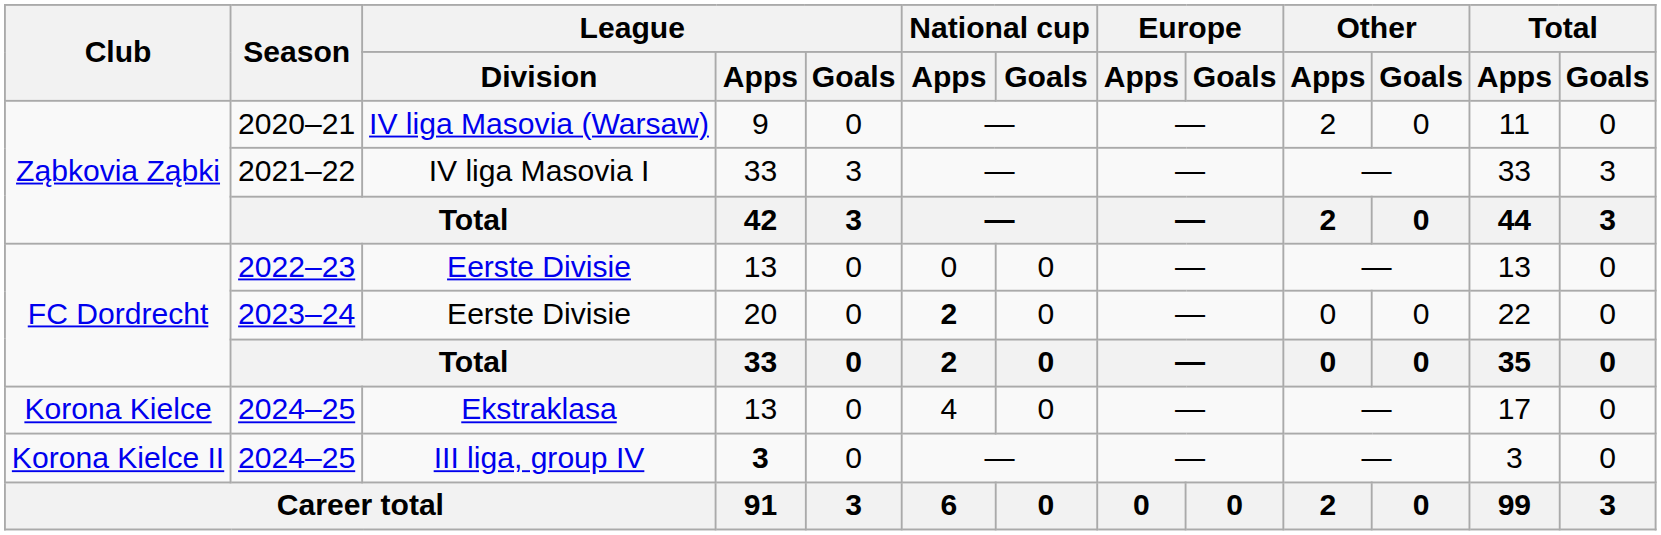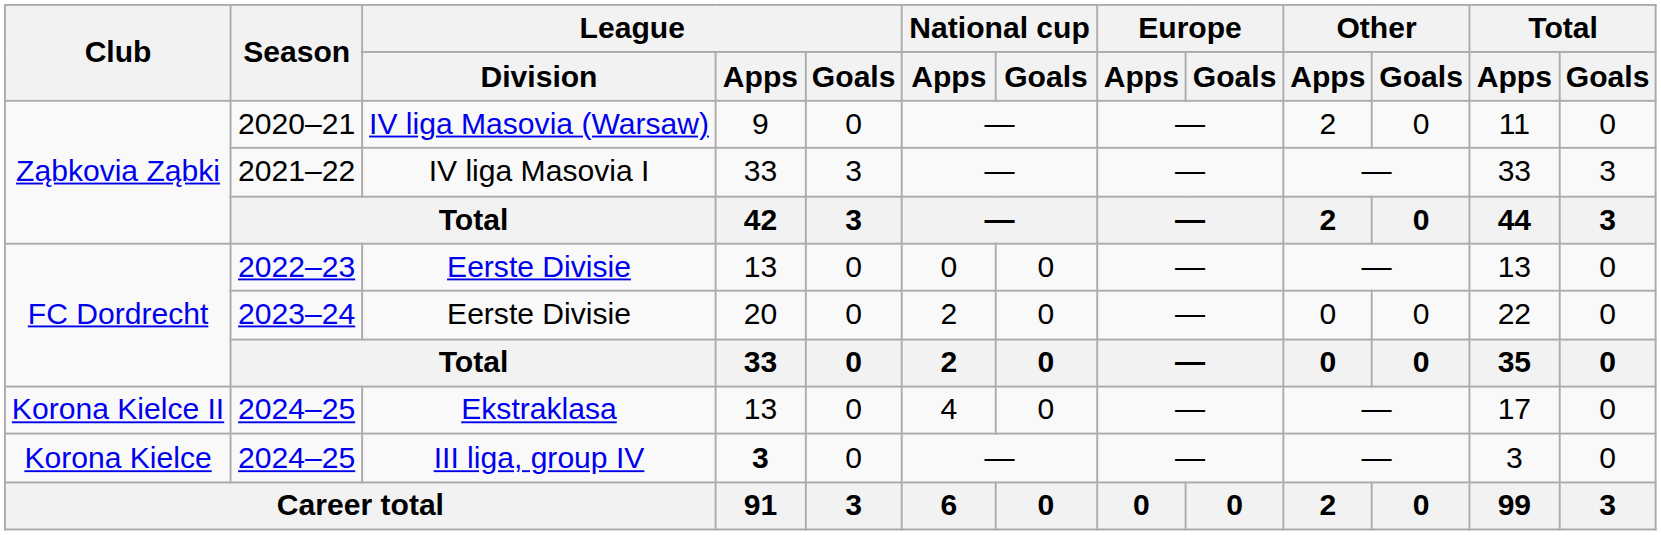(949, 314) bold -> (949, 314) normal
(118, 409) Korona Kielce -> (118, 409) Korona Kielce II
(118, 457) Korona Kielce II -> (118, 457) Korona Kielce
